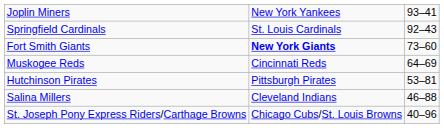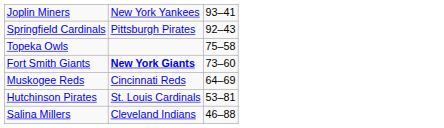(296, 30) St. Louis Cardinals -> (153, 30) Pittsburgh Pirates
+ row: (37, 47)
(294, 81) Pittsburgh Pirates -> (156, 98) St. Louis Cardinals
- row: (127, 115)
